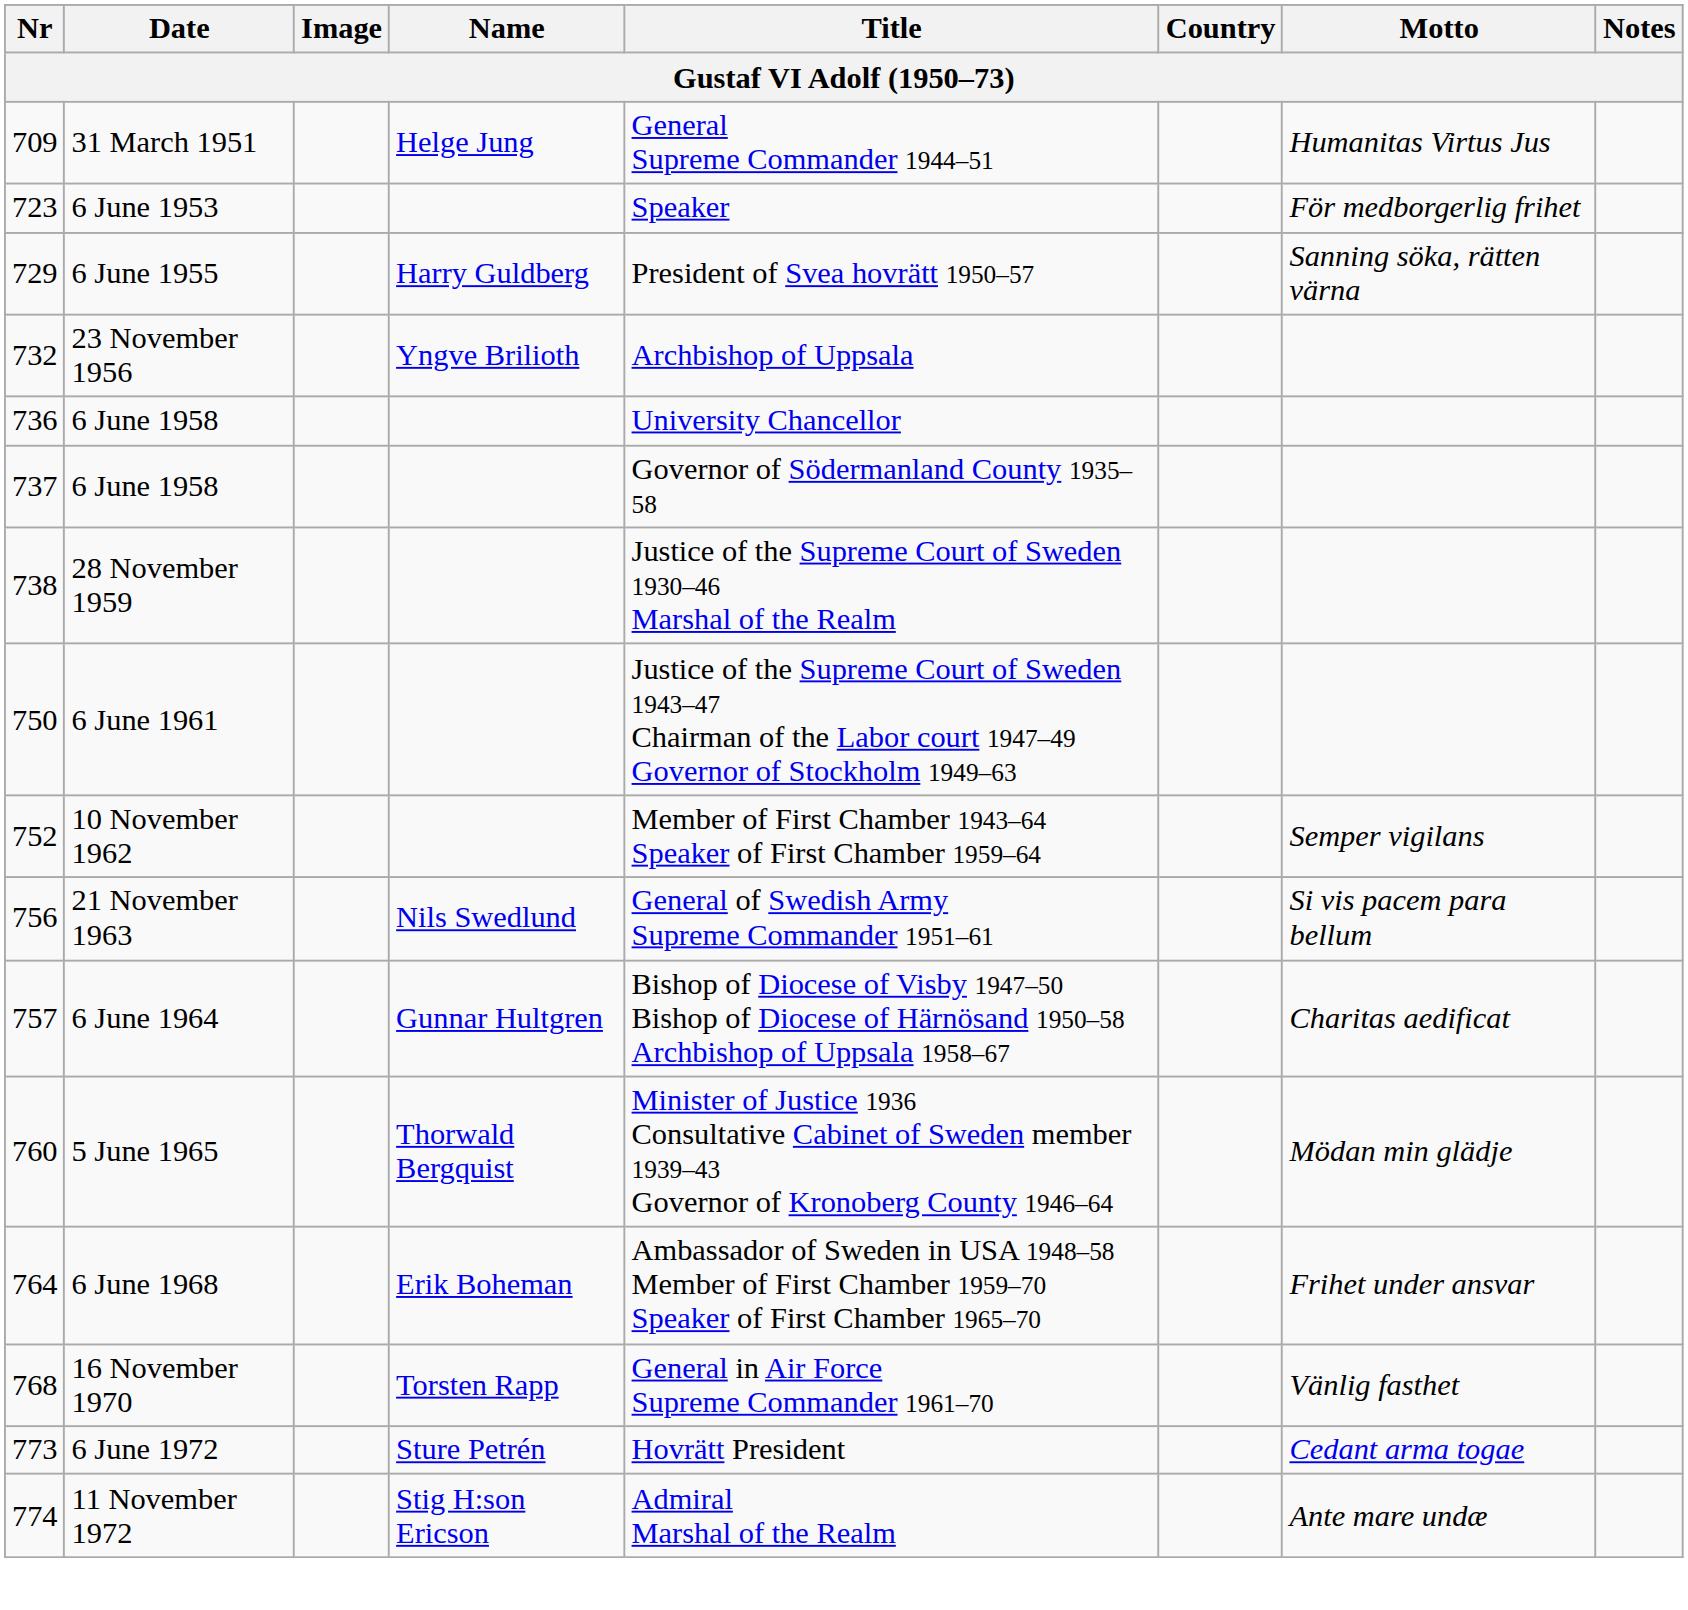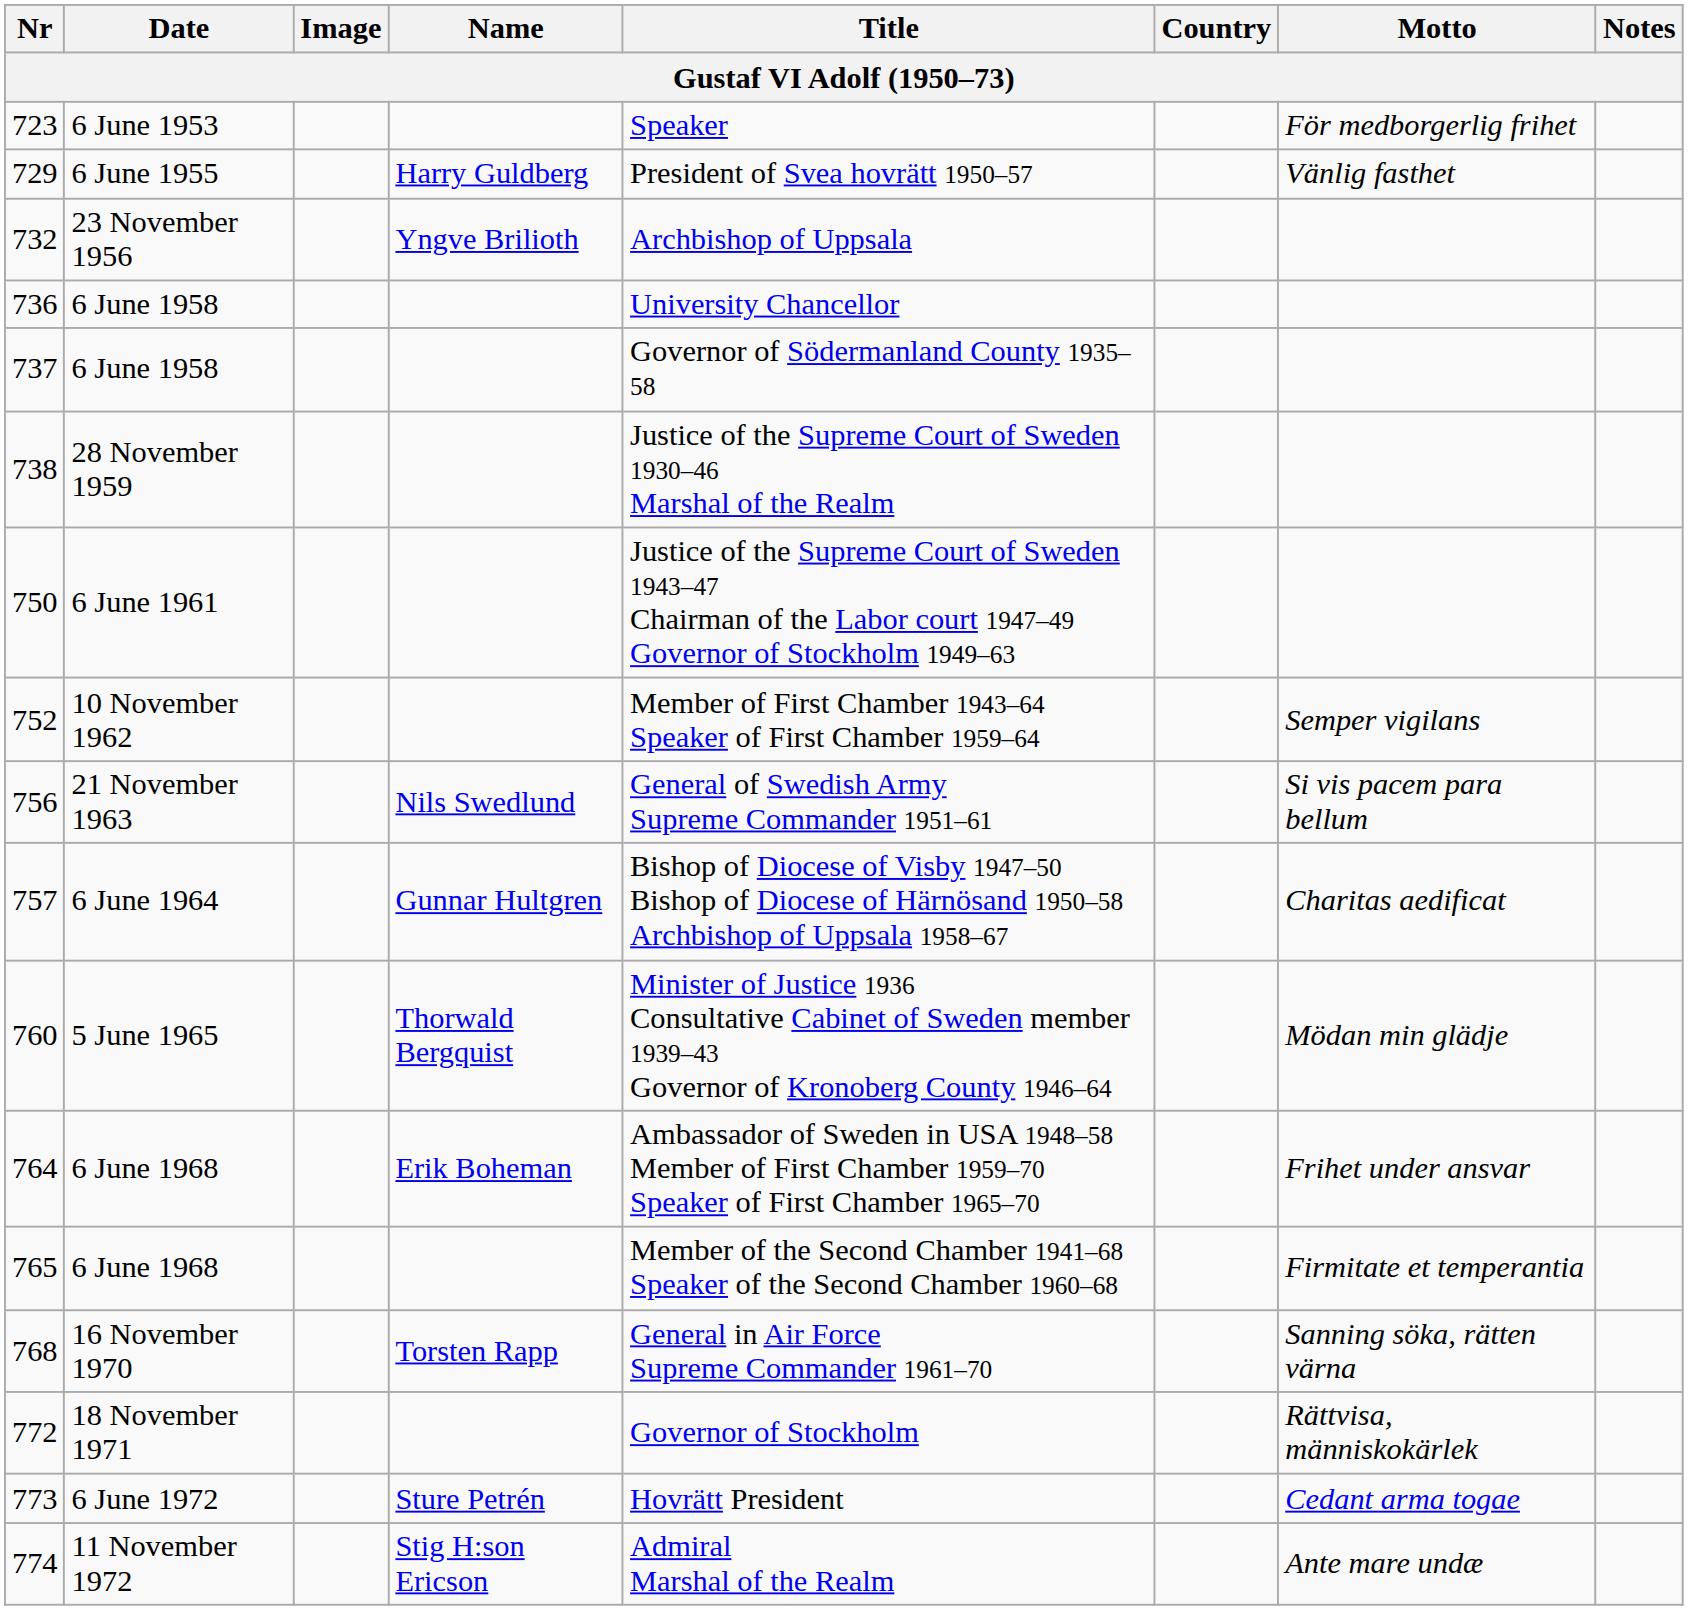- row: (35, 142)
(1415, 272) Sanning söka, rätten värna -> (1370, 173) Vänlig fasthet
+ row: (35, 1267)
(1374, 1384) Vänlig fasthet -> (1411, 1350) Sanning söka, rätten värna
+ row: (35, 1432)
